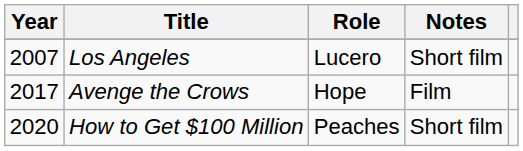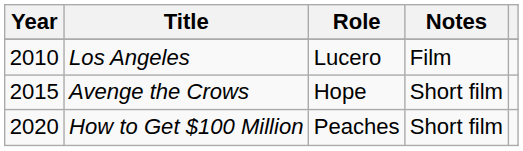(34, 57) 2007 -> (34, 57) 2010
(456, 57) Short film -> (431, 57) Film
(34, 92) 2017 -> (34, 92) 2015
(431, 92) Film -> (456, 92) Short film
